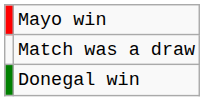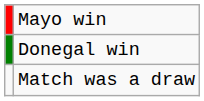rows swapped: (79, 80) <-> (107, 50)
